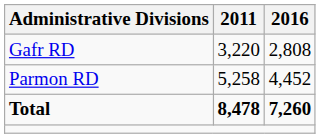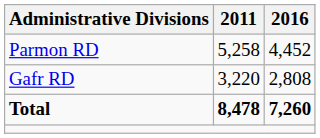rows swapped: (42, 49) <-> (54, 79)
